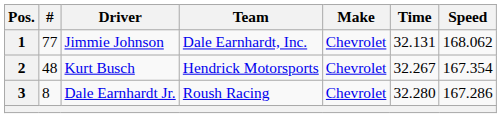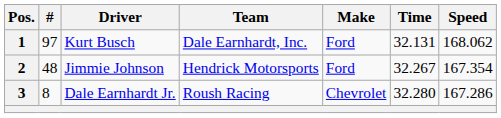(50, 42) 77 -> (50, 42) 97
(114, 42) Jimmie Johnson -> (100, 42) Kurt Busch
(356, 42) Chevrolet -> (340, 42) Ford
(100, 67) Kurt Busch -> (114, 67) Jimmie Johnson
(356, 67) Chevrolet -> (340, 67) Ford
